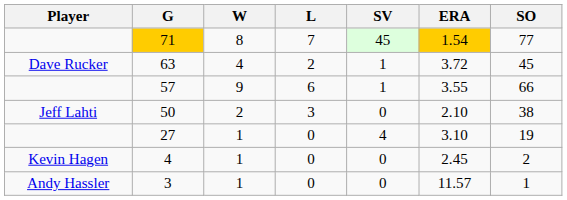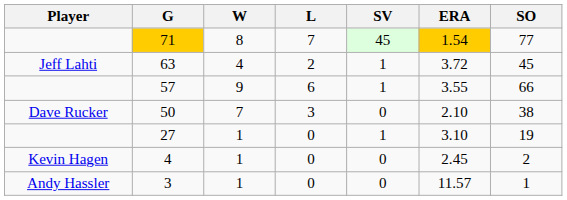(68, 64) Dave Rucker -> (68, 64) Jeff Lahti
(68, 111) Jeff Lahti -> (68, 111) Dave Rucker
(239, 111) 2 -> (239, 111) 7
(383, 135) 4 -> (383, 135) 1
